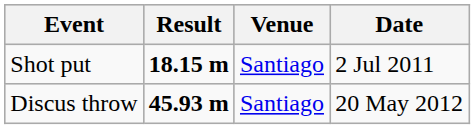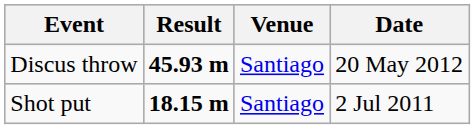rows swapped: (51, 64) <-> (74, 103)
